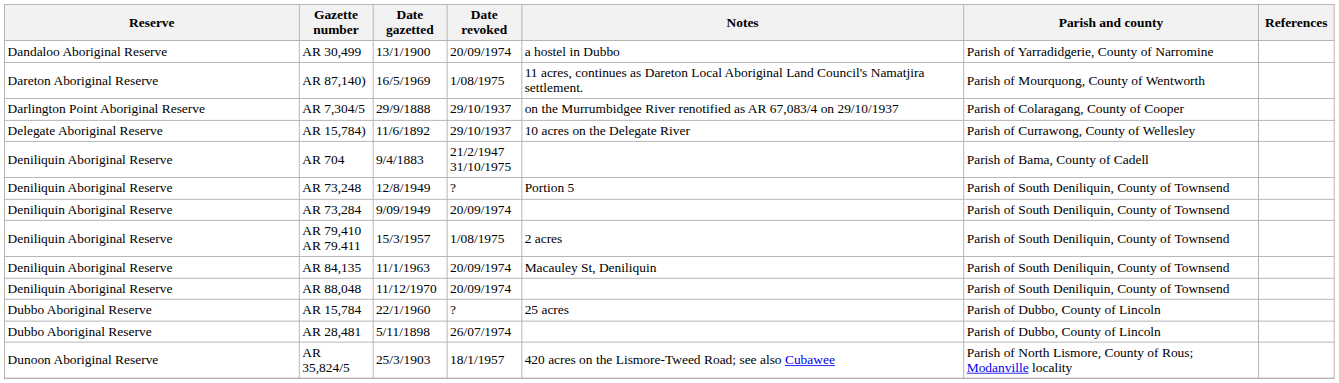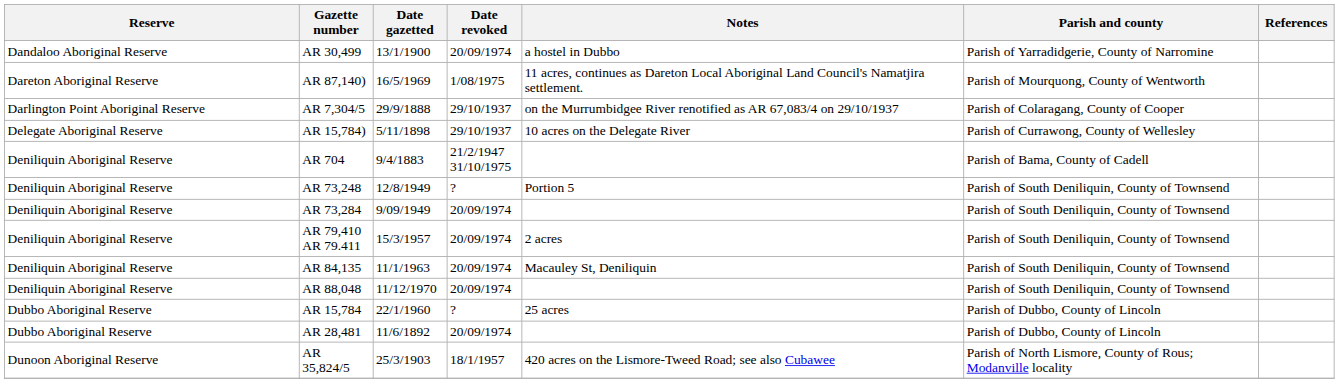(403, 130) 11/6/1892 -> (403, 130) 5/11/1898
(477, 238) 1/08/1975 -> (481, 238) 20/09/1974
(403, 331) 5/11/1898 -> (403, 331) 11/6/1892
(481, 331) 26/07/1974 -> (481, 331) 20/09/1974
